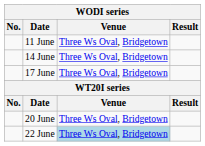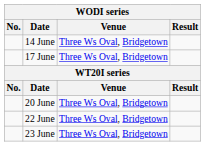- row: (40, 42)
(113, 133) lightblue background -> (113, 118) no background
+ row: (40, 133)
